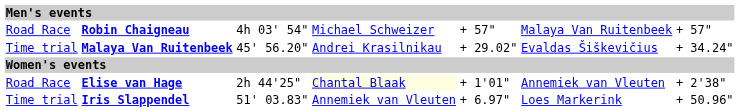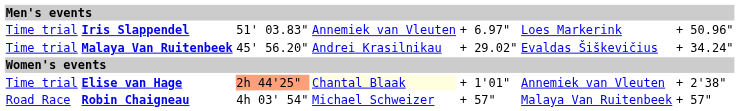rows swapped: (135, 30) <-> (135, 100)
(38, 83) Road Race -> (42, 83) Time trial
(269, 83) no background -> (269, 83) lightsalmon background
